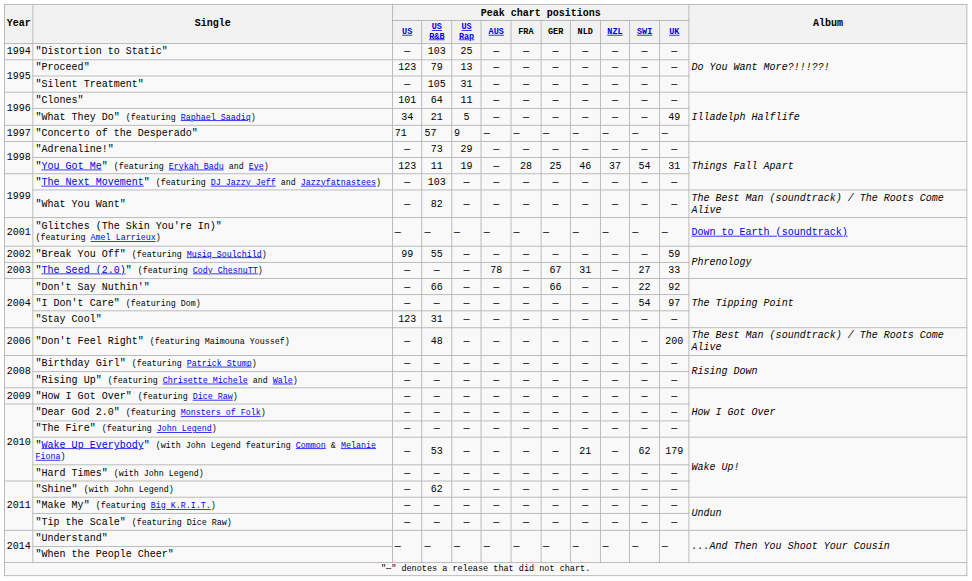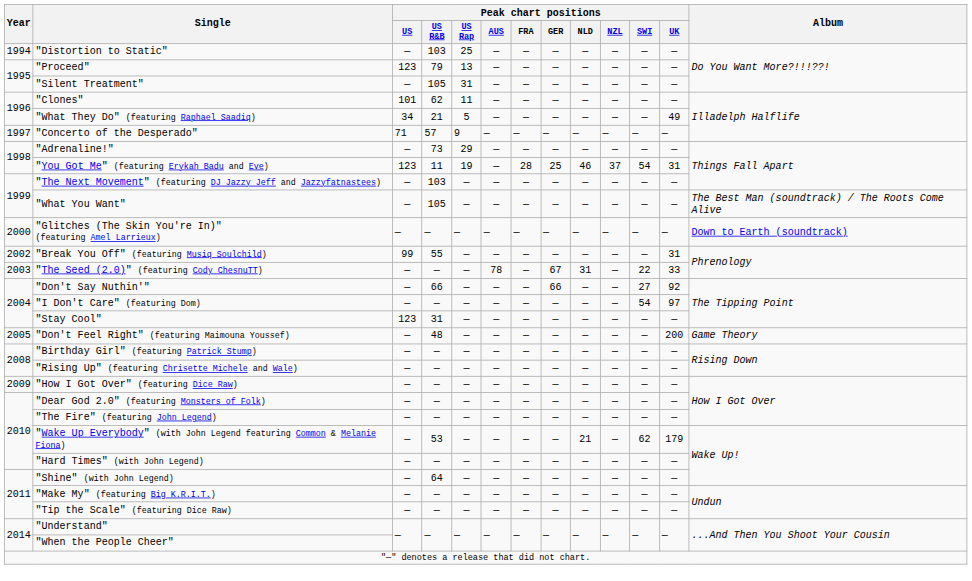(437, 100) 64 -> (437, 100) 62
(437, 204) 82 -> (437, 204) 105
(19, 232) 2001 -> (19, 232) 2000
(674, 254) 59 -> (674, 254) 31
(645, 270) 27 -> (645, 270) 22
(645, 287) 22 -> (645, 287) 27
(19, 341) 2006 -> (19, 336) 2005
(818, 341) The Best Man (soundtrack) / The Roots Come Alive -> (725, 336) Game Theory
(437, 489) 62 -> (437, 478) 64
